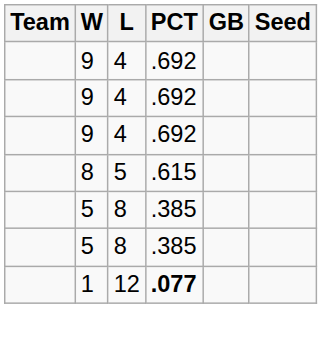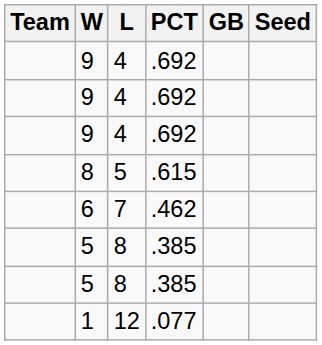+ row: (87, 209)
(174, 284) bold -> (174, 321) normal
